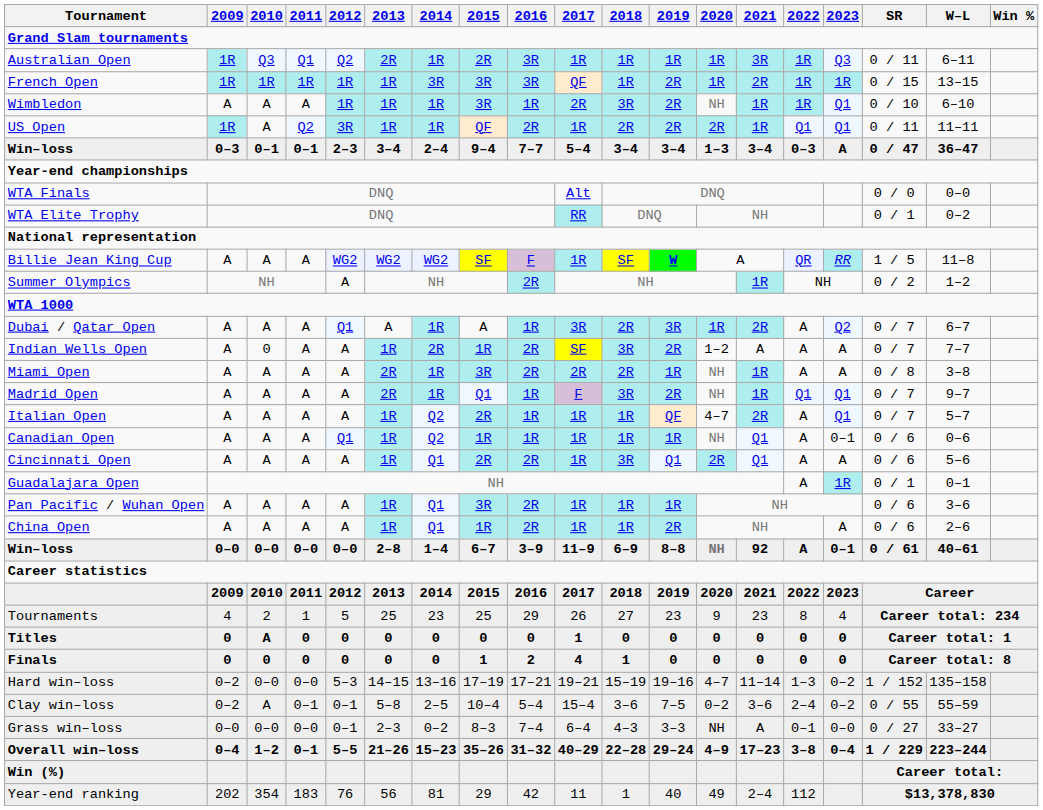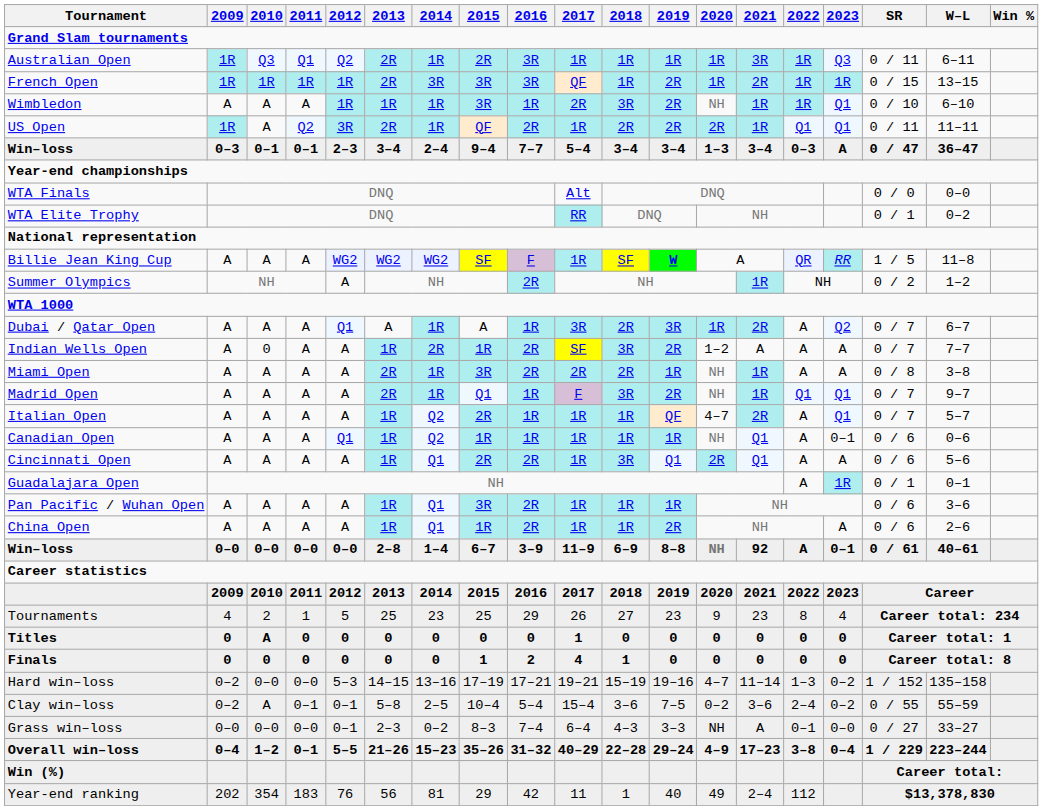(388, 82) 1R -> (388, 82) 2R
(388, 127) 1R -> (388, 127) 2R
